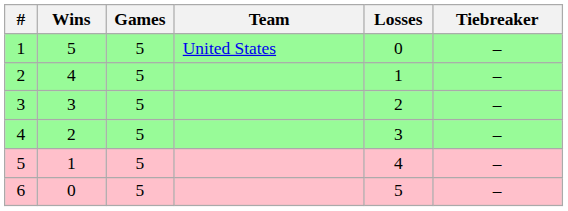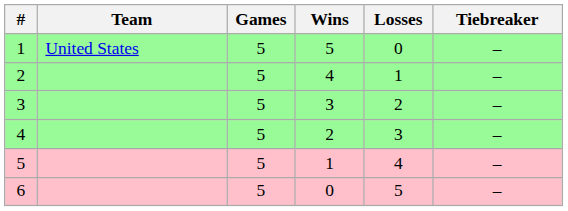columns swapped: (269, 19) <-> (71, 19)
